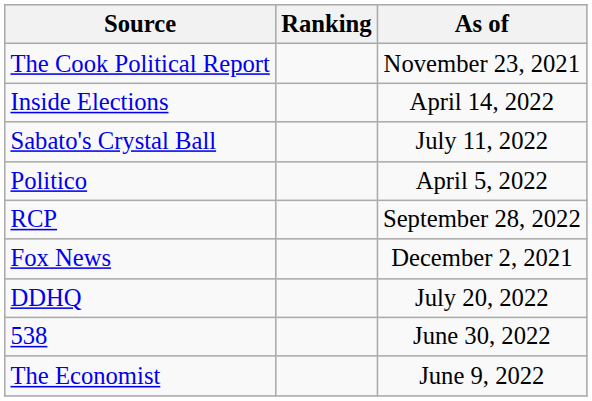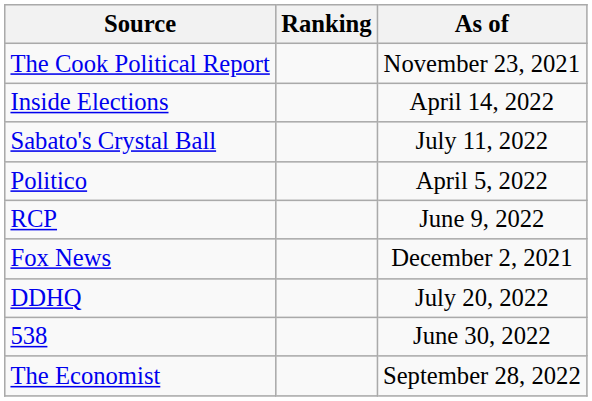(482, 219) September 28, 2022 -> (482, 219) June 9, 2022
(482, 375) June 9, 2022 -> (482, 375) September 28, 2022
